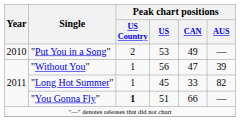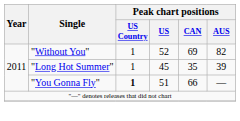- row: (71, 51)
(164, 67) 56 -> (164, 51) 52
(193, 67) 47 -> (193, 51) 69
(221, 67) 39 -> (221, 51) 82
(193, 83) 33 -> (193, 67) 35
(221, 83) 82 -> (221, 67) 39
